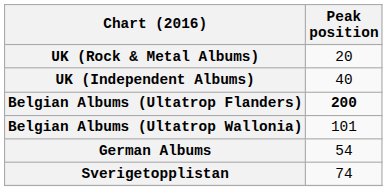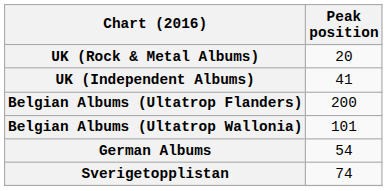(344, 80) 40 -> (344, 80) 41
(344, 104) bold -> (344, 104) normal
